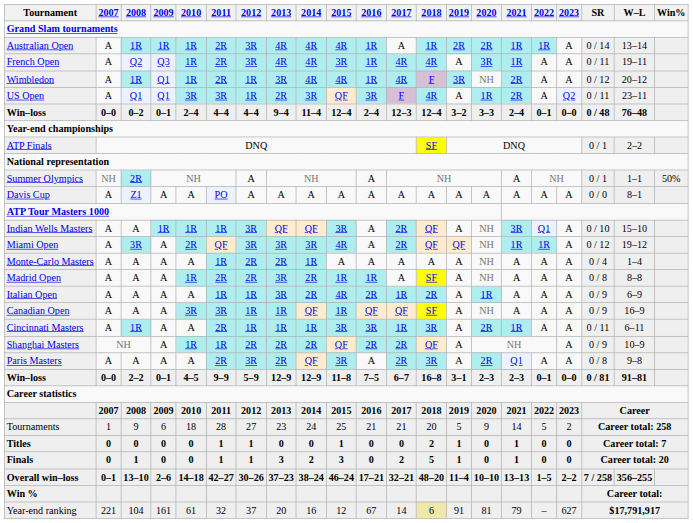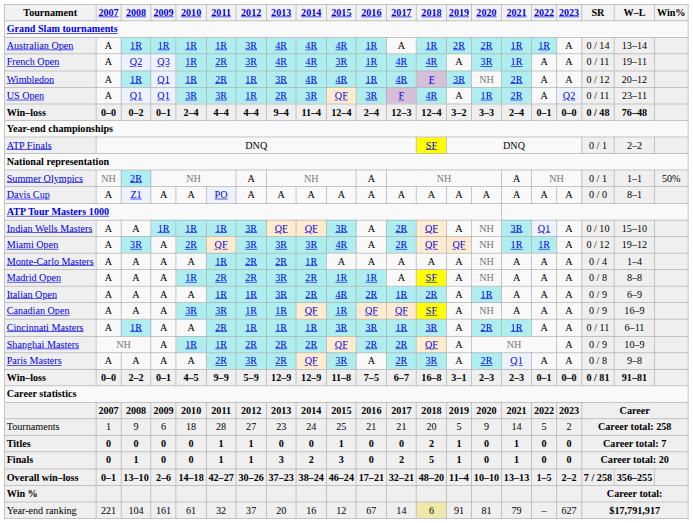(221, 46) 2R -> (221, 46) 1R
